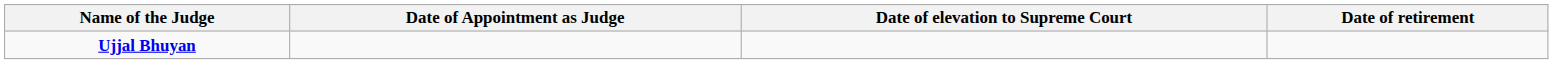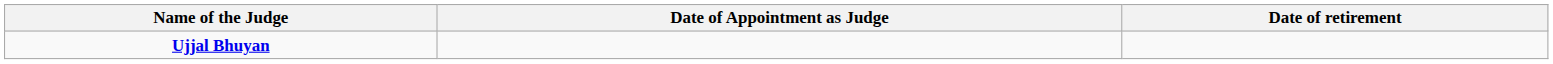- column: (1004, 17)
